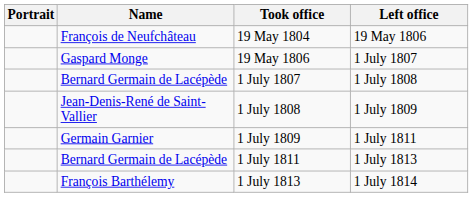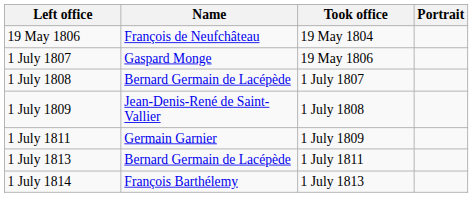columns swapped: (31, 15) <-> (409, 15)
